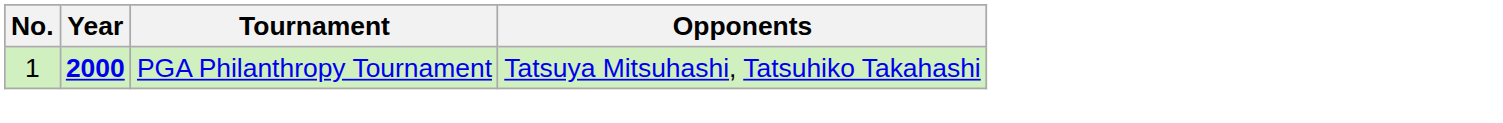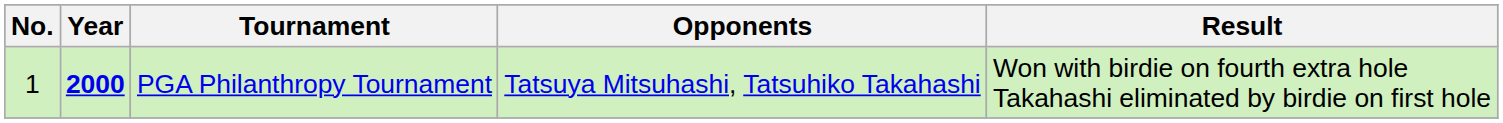+ column: (1242, 26)
